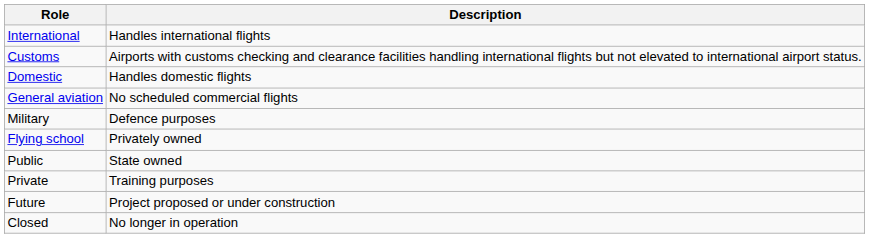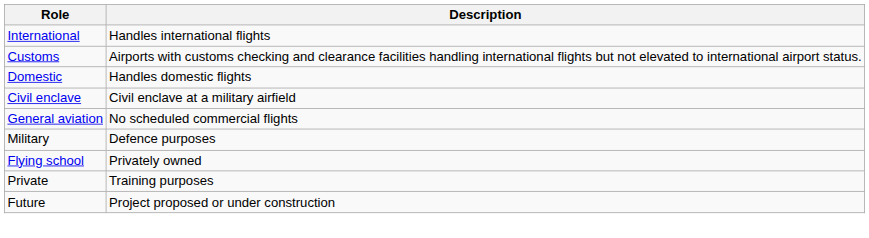+ row: (44, 98)
- row: (25, 160)
- row: (28, 222)
